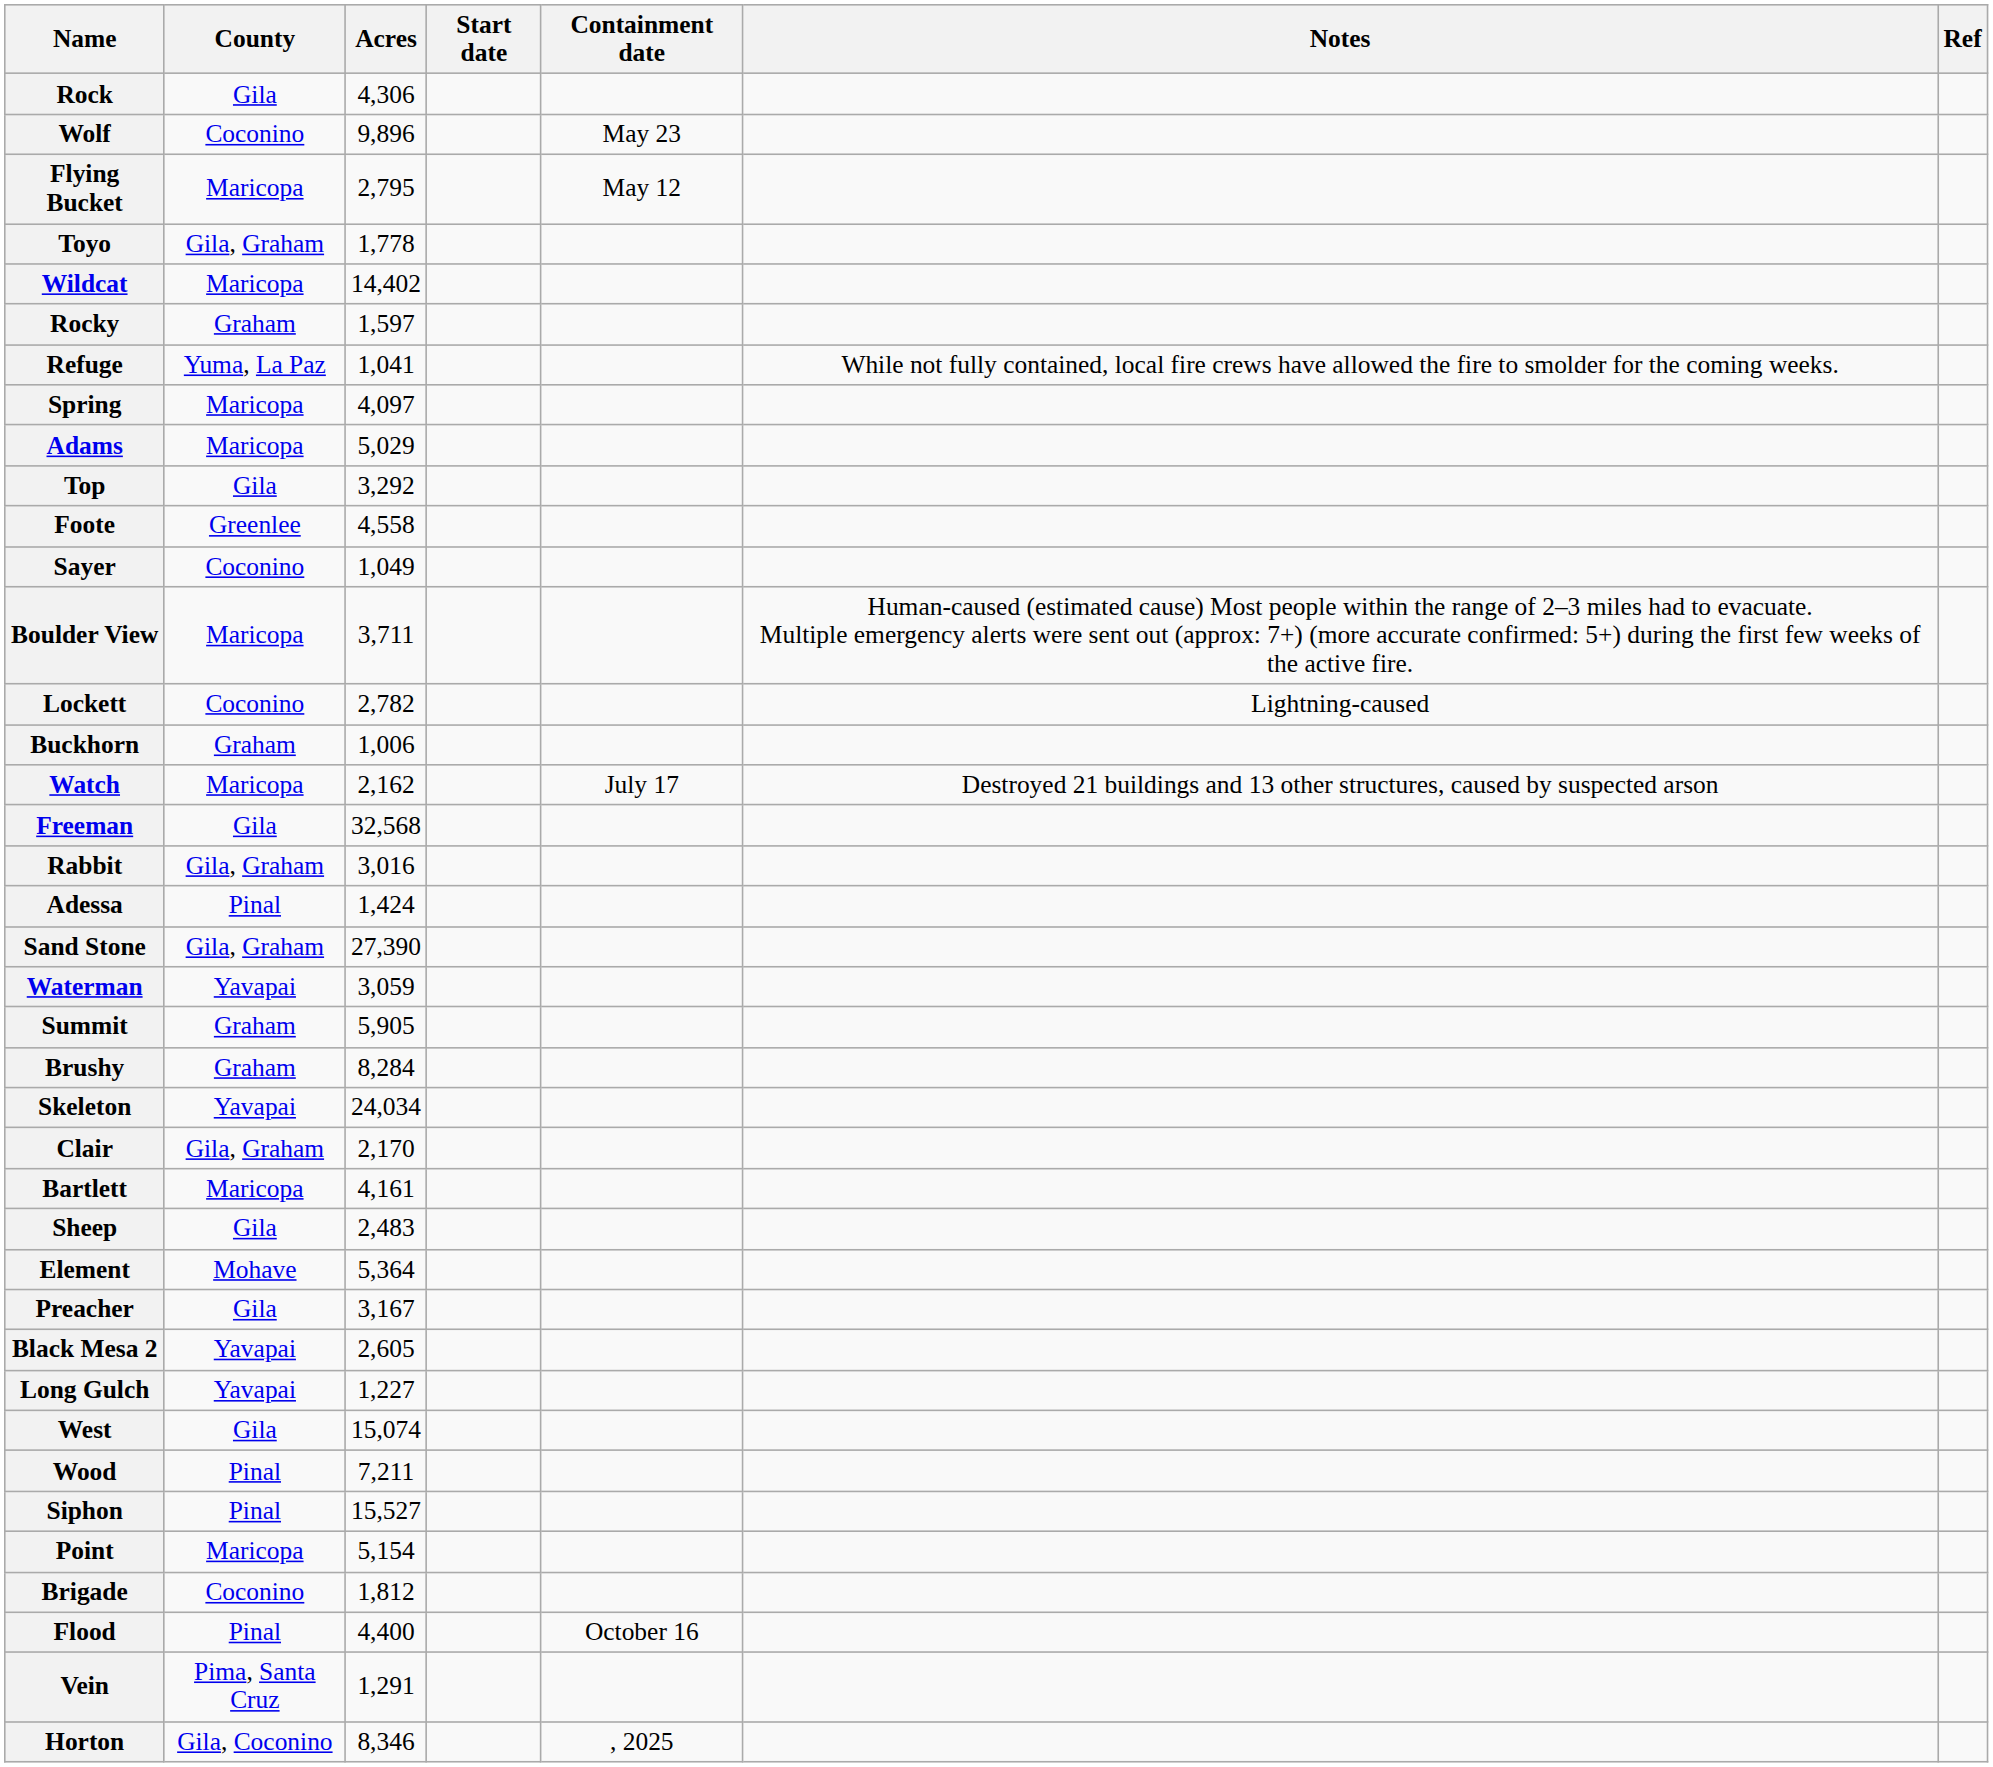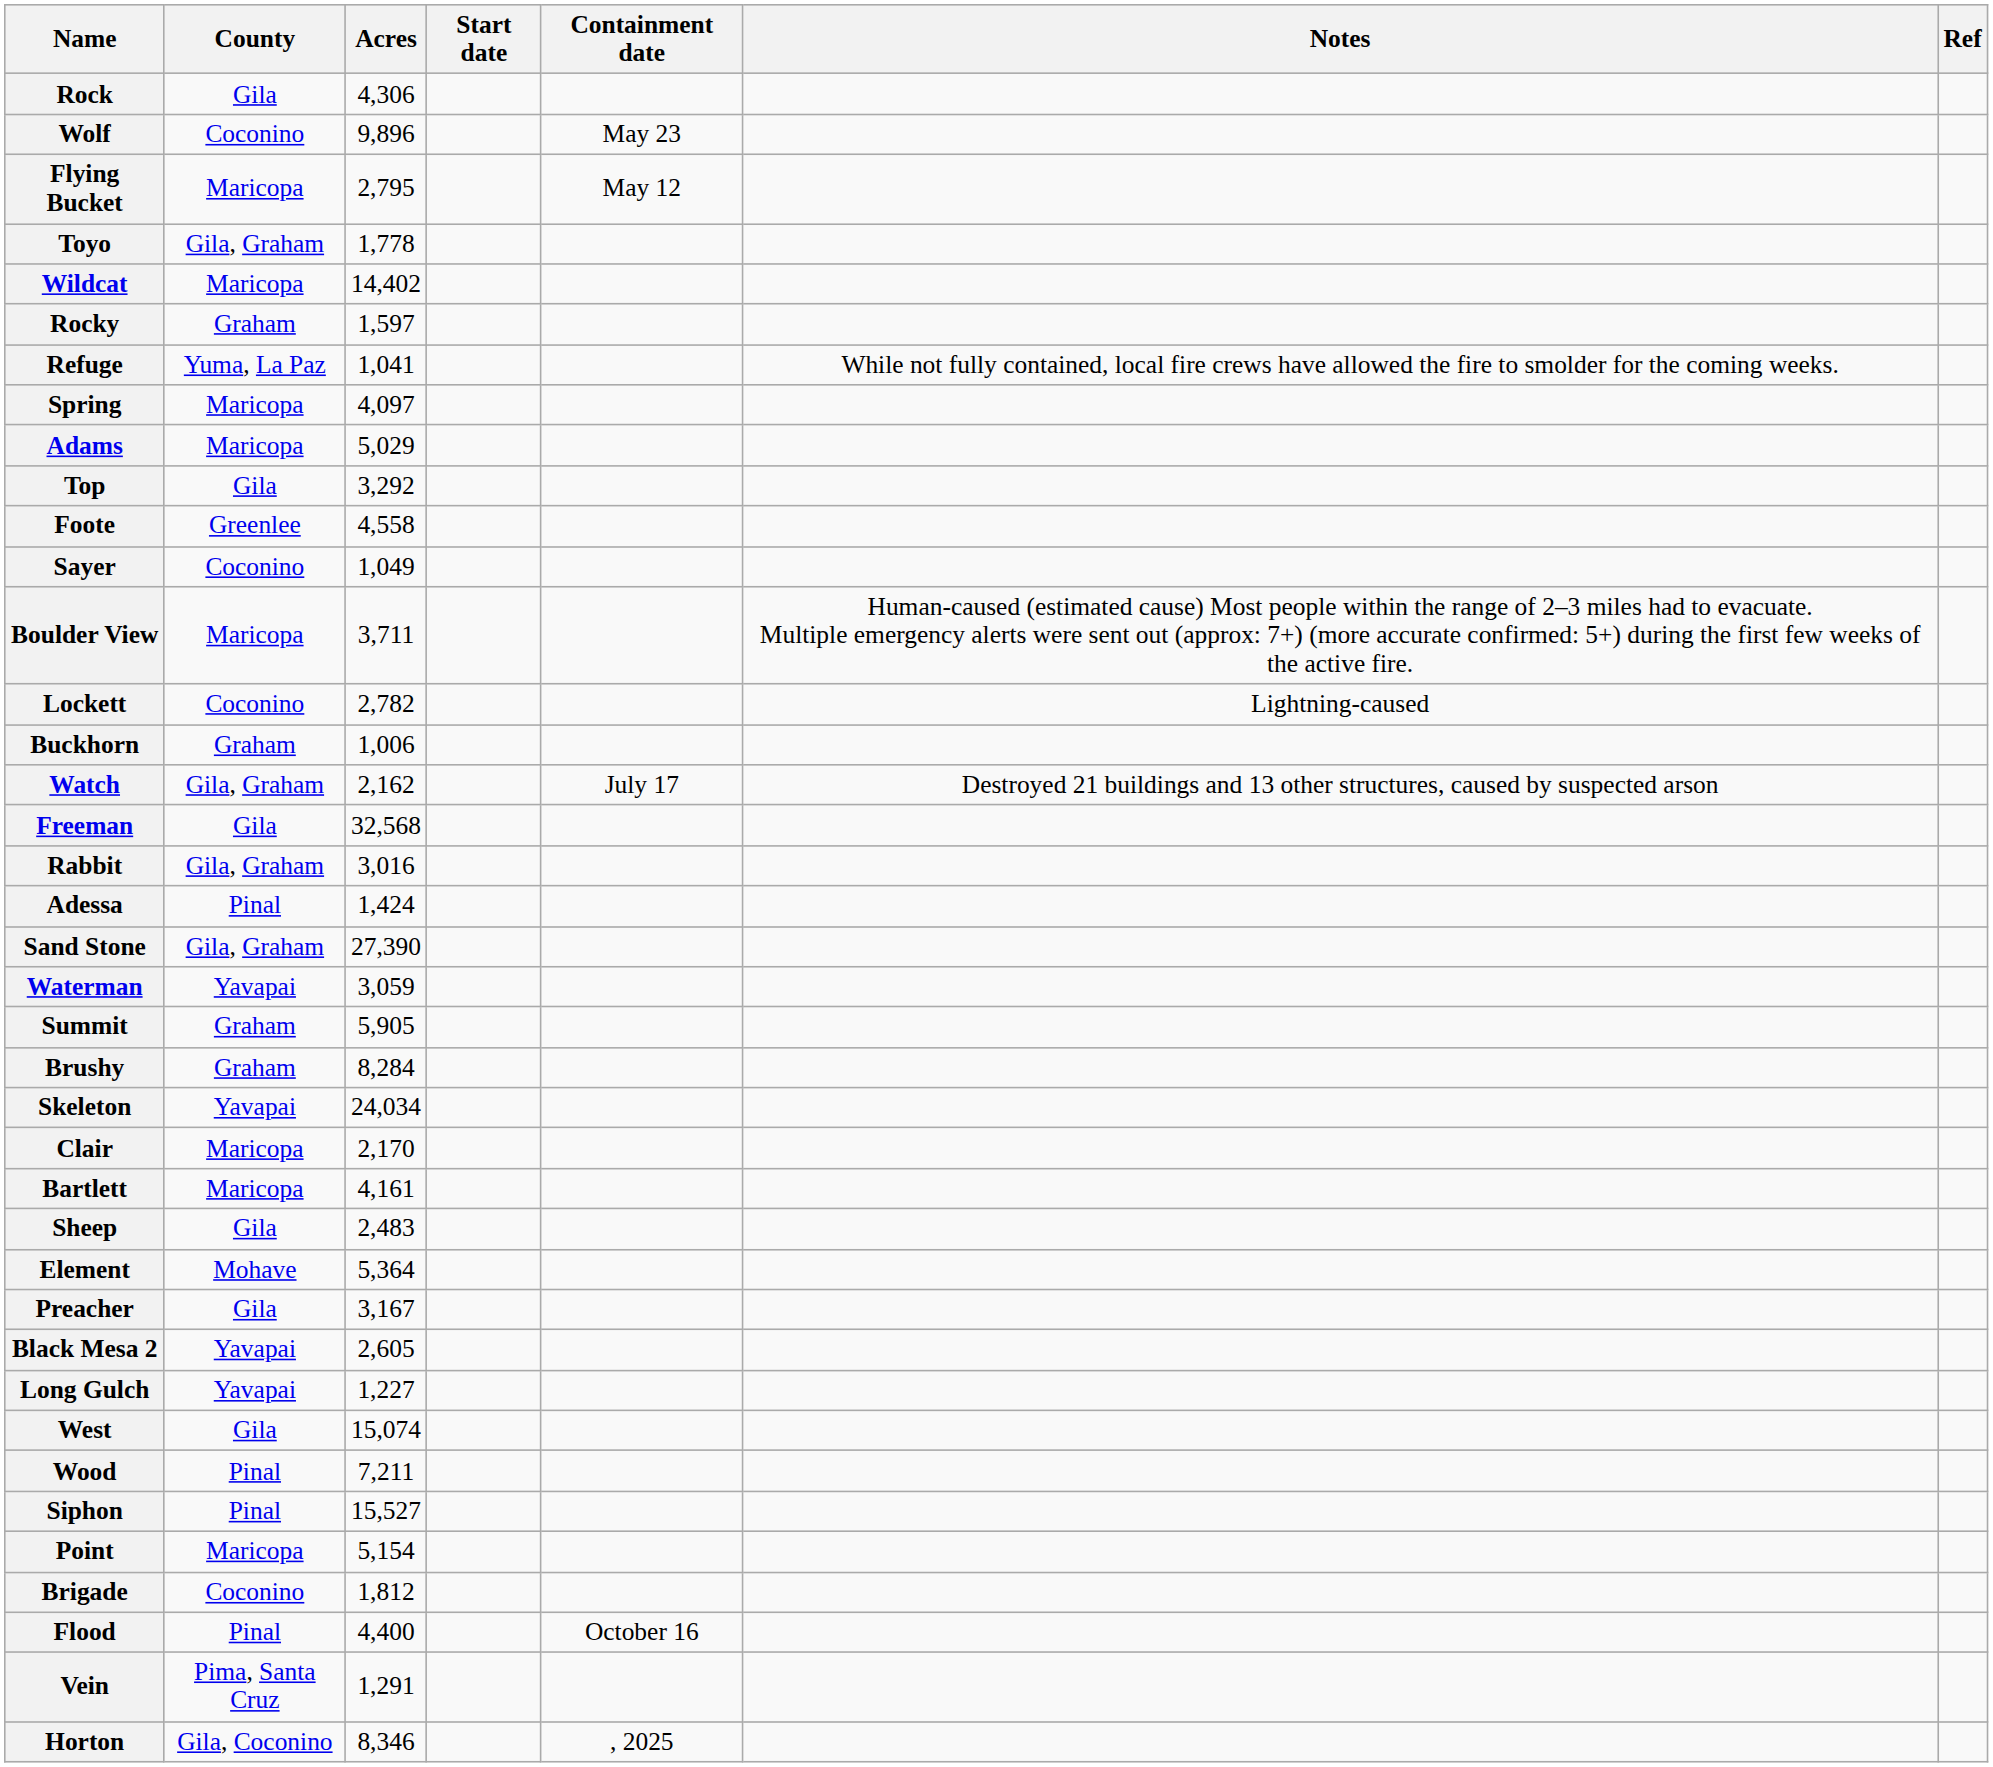(255, 784) Maricopa -> (255, 784) Gila, Graham
(255, 1147) Gila, Graham -> (255, 1147) Maricopa
